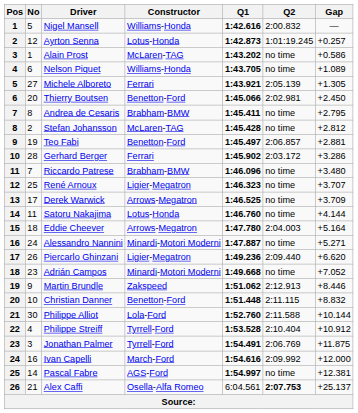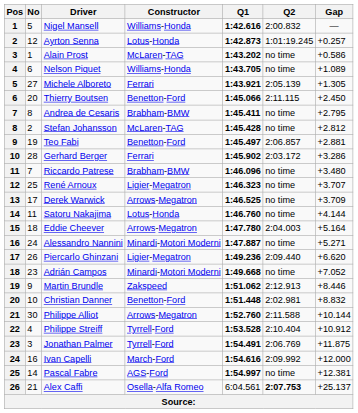(283, 98) 2:02.981 -> (282, 98) 2:11.115
(282, 300) 2:11.115 -> (283, 300) 2:02.981
(147, 315) Lola-Ford -> (162, 315) Arrows-Megatron
